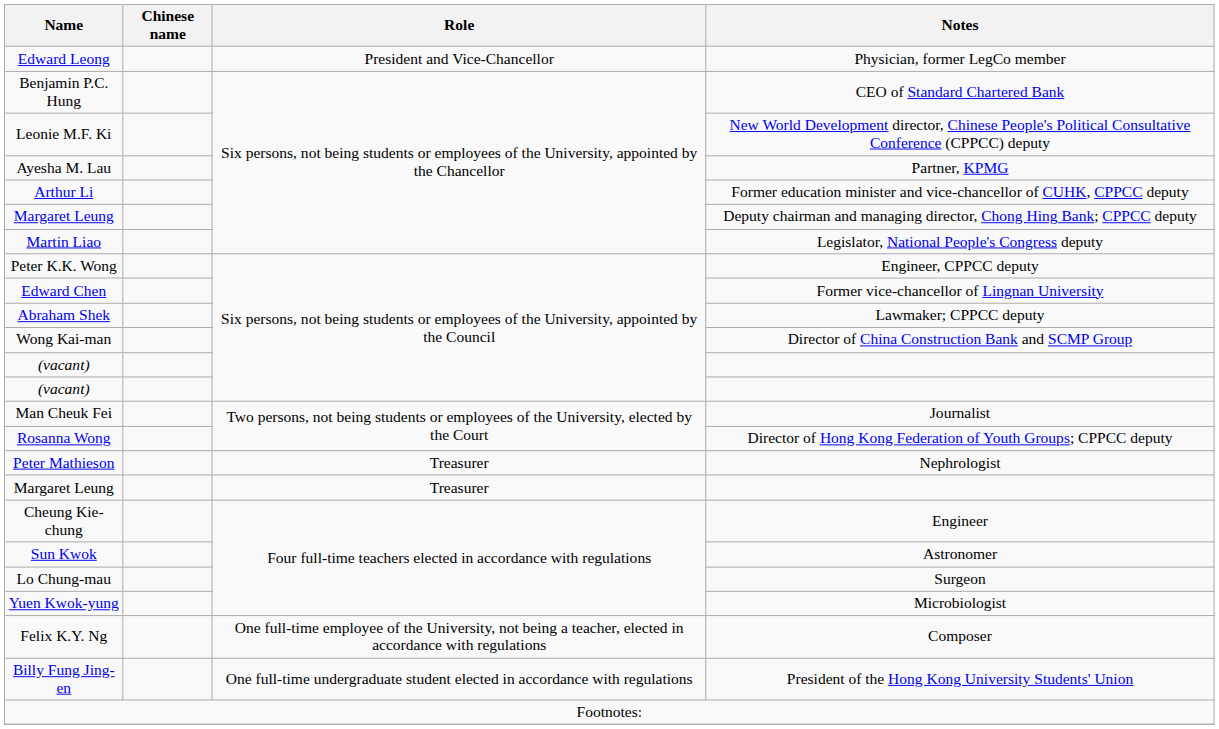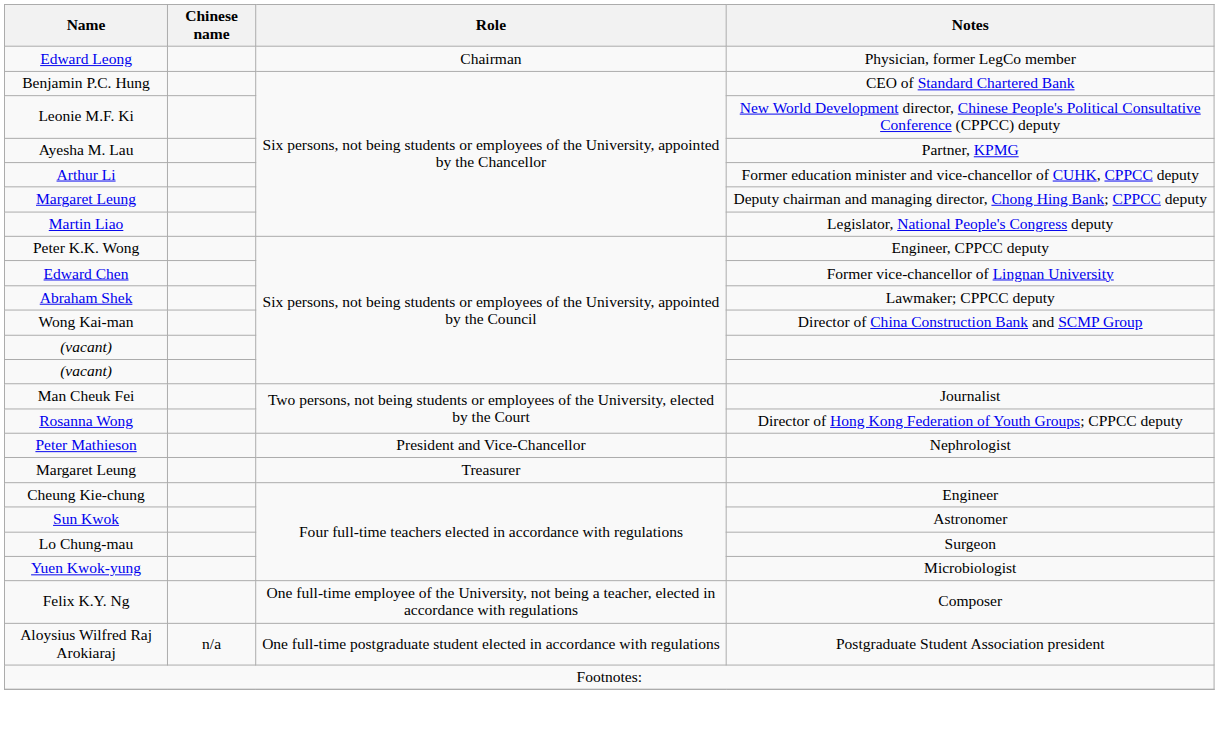(459, 58) President and Vice-Chancellor -> (491, 58) Chairman
(459, 463) Treasurer -> (491, 445) President and Vice-Chancellor
- row: (64, 678)
+ row: (86, 644)
